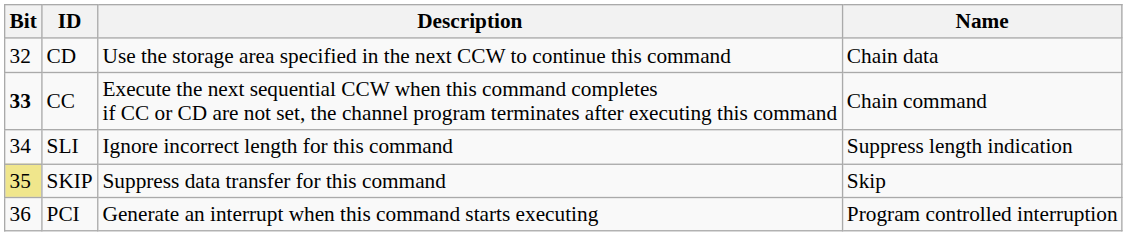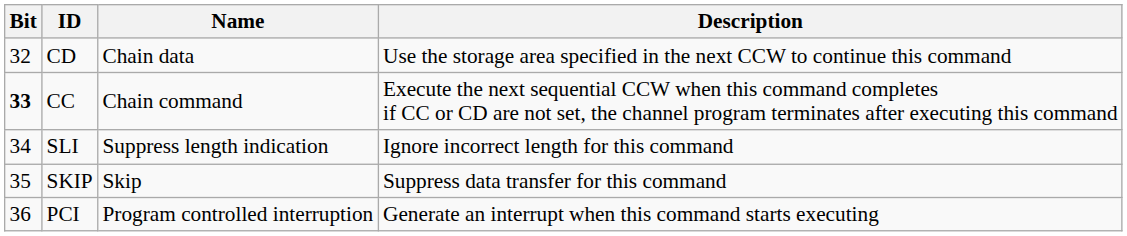columns swapped: (982, 21) <-> (470, 21)
(20, 180) khaki background -> (20, 180) no background
